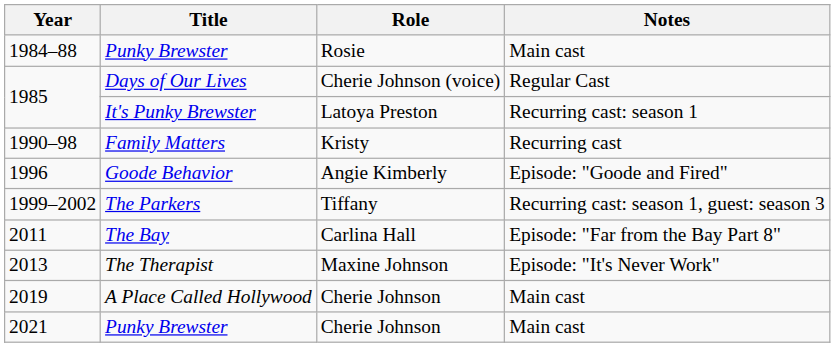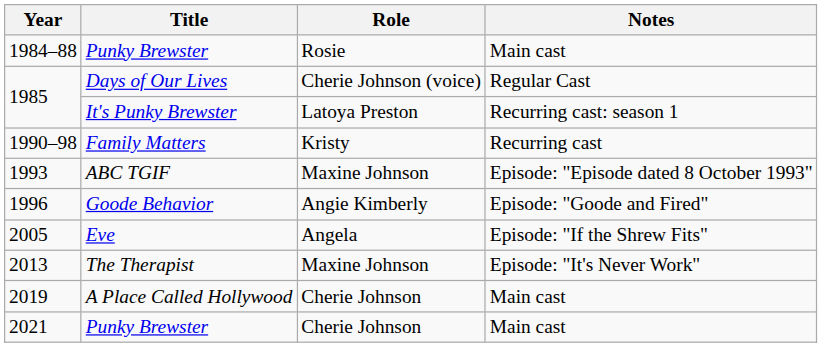+ row: (28, 173)
- row: (53, 204)
+ row: (28, 234)
- row: (28, 234)
